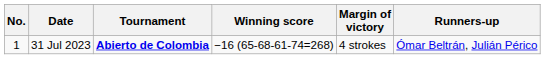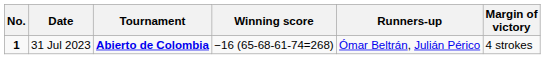columns swapped: (365, 20) <-> (467, 20)
(16, 45) normal -> (16, 45) bold
